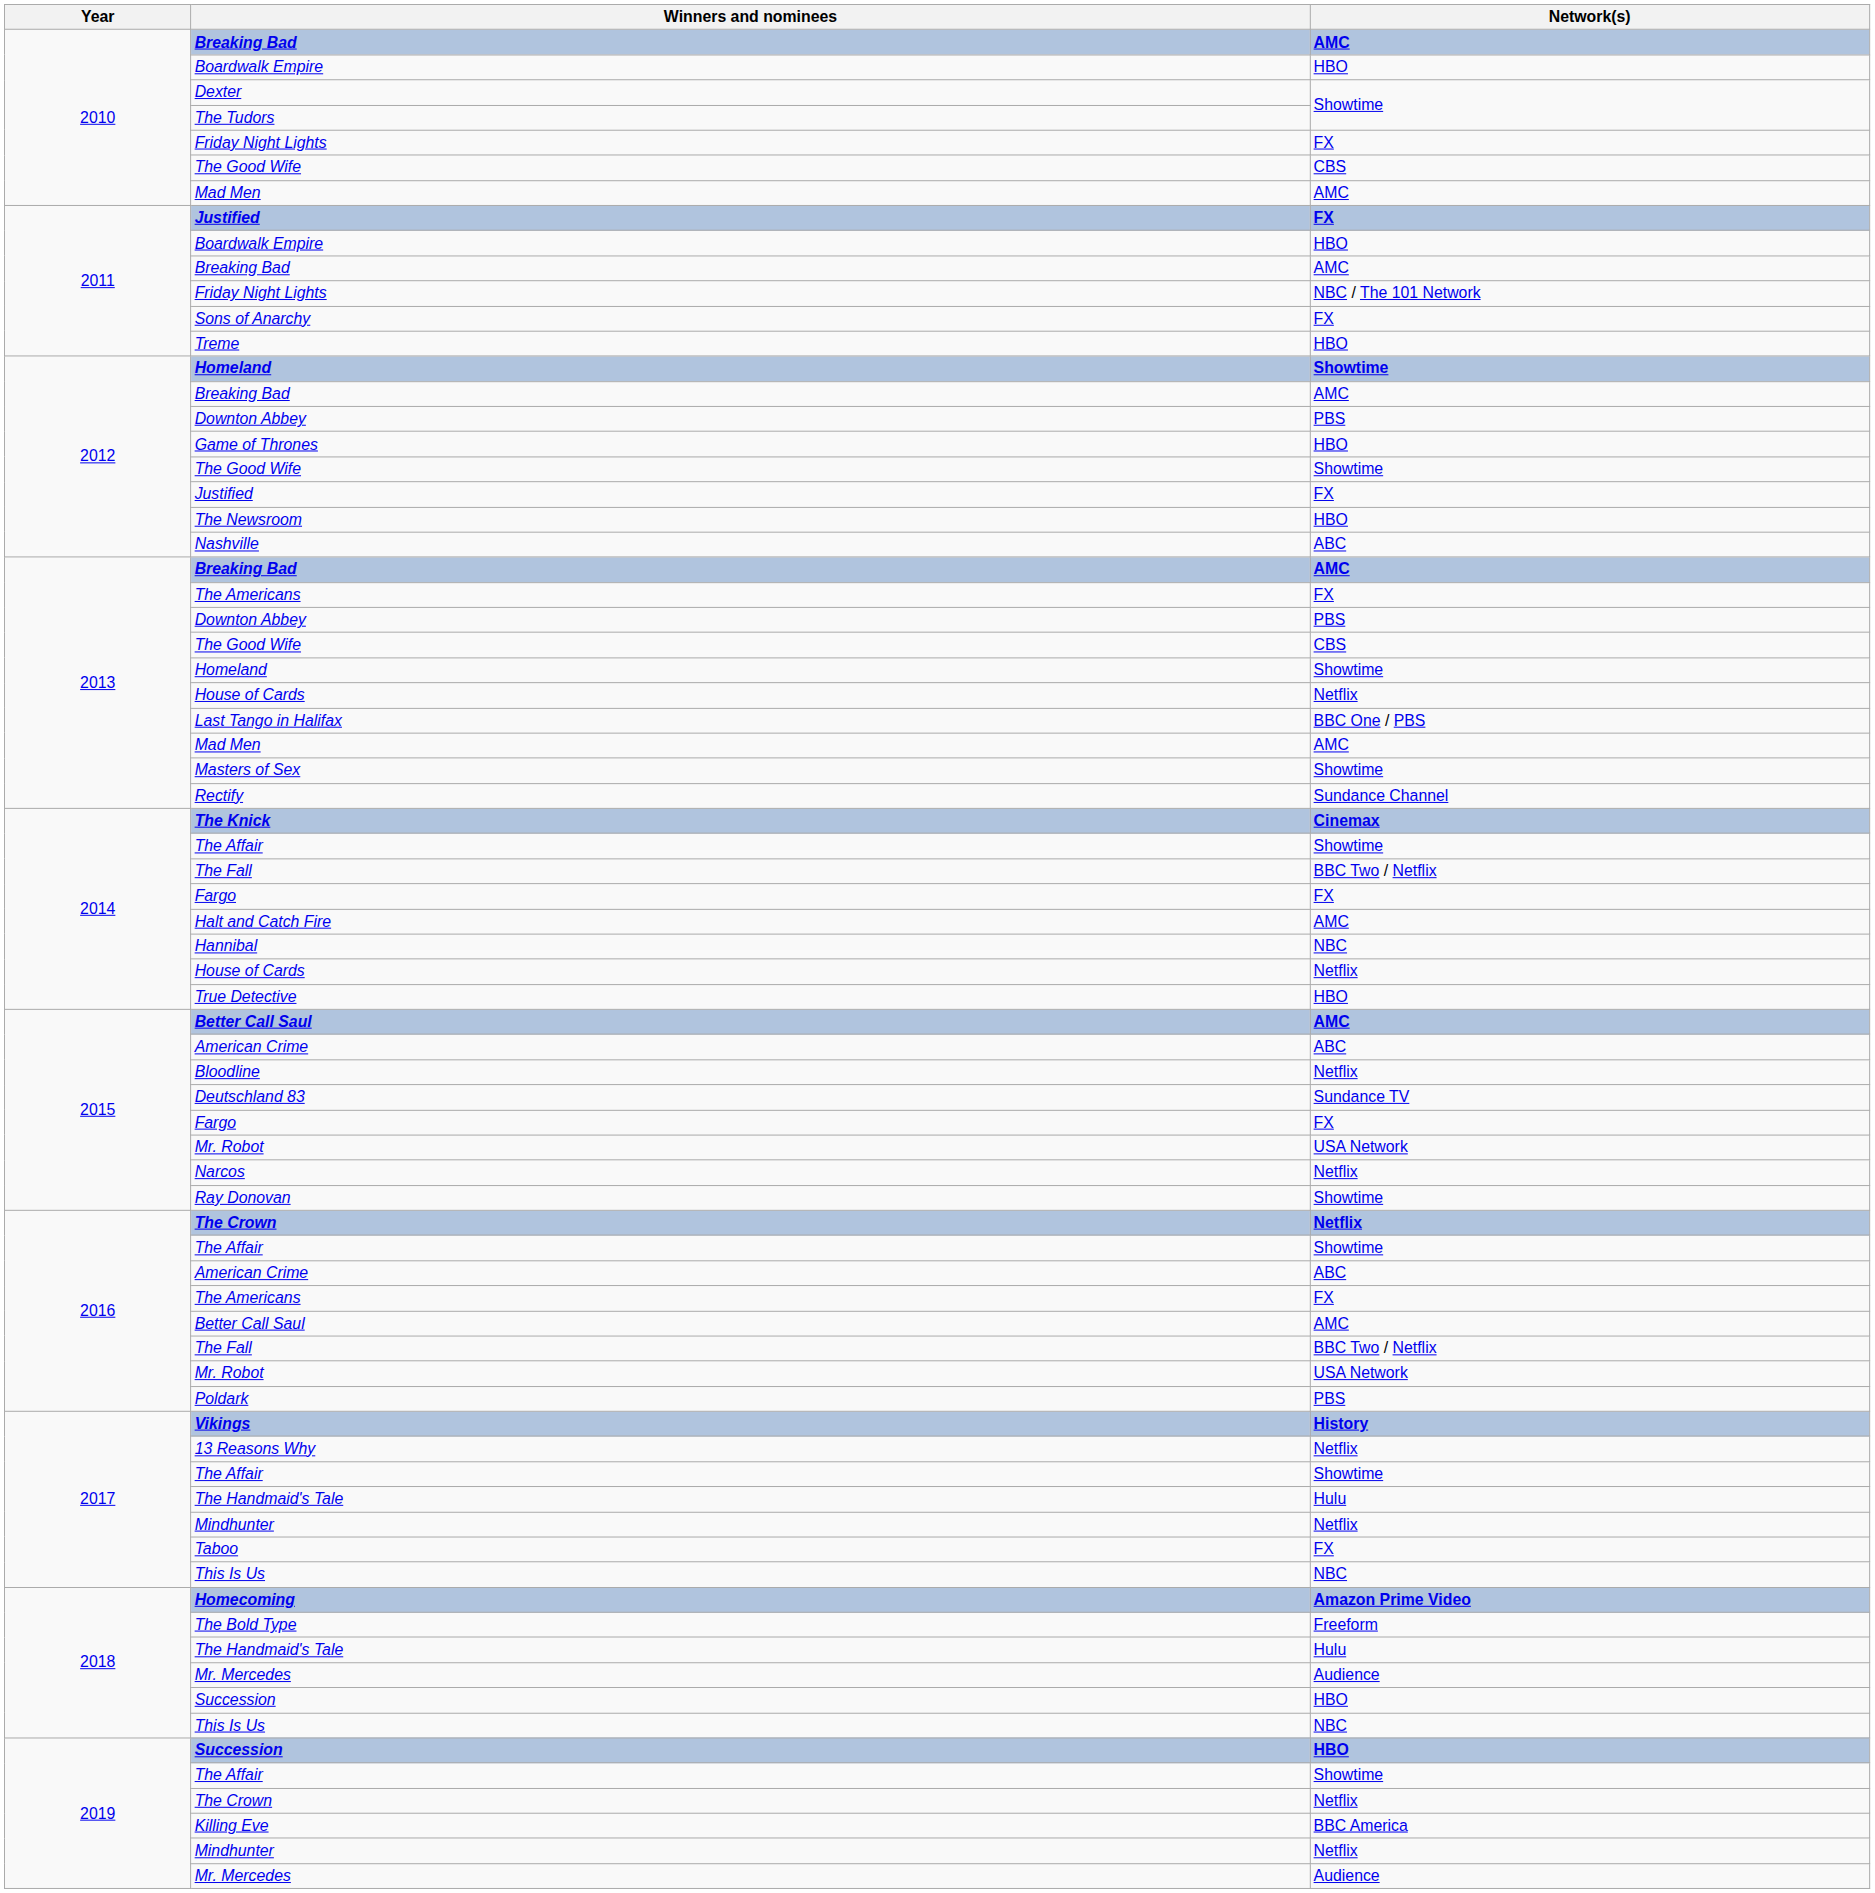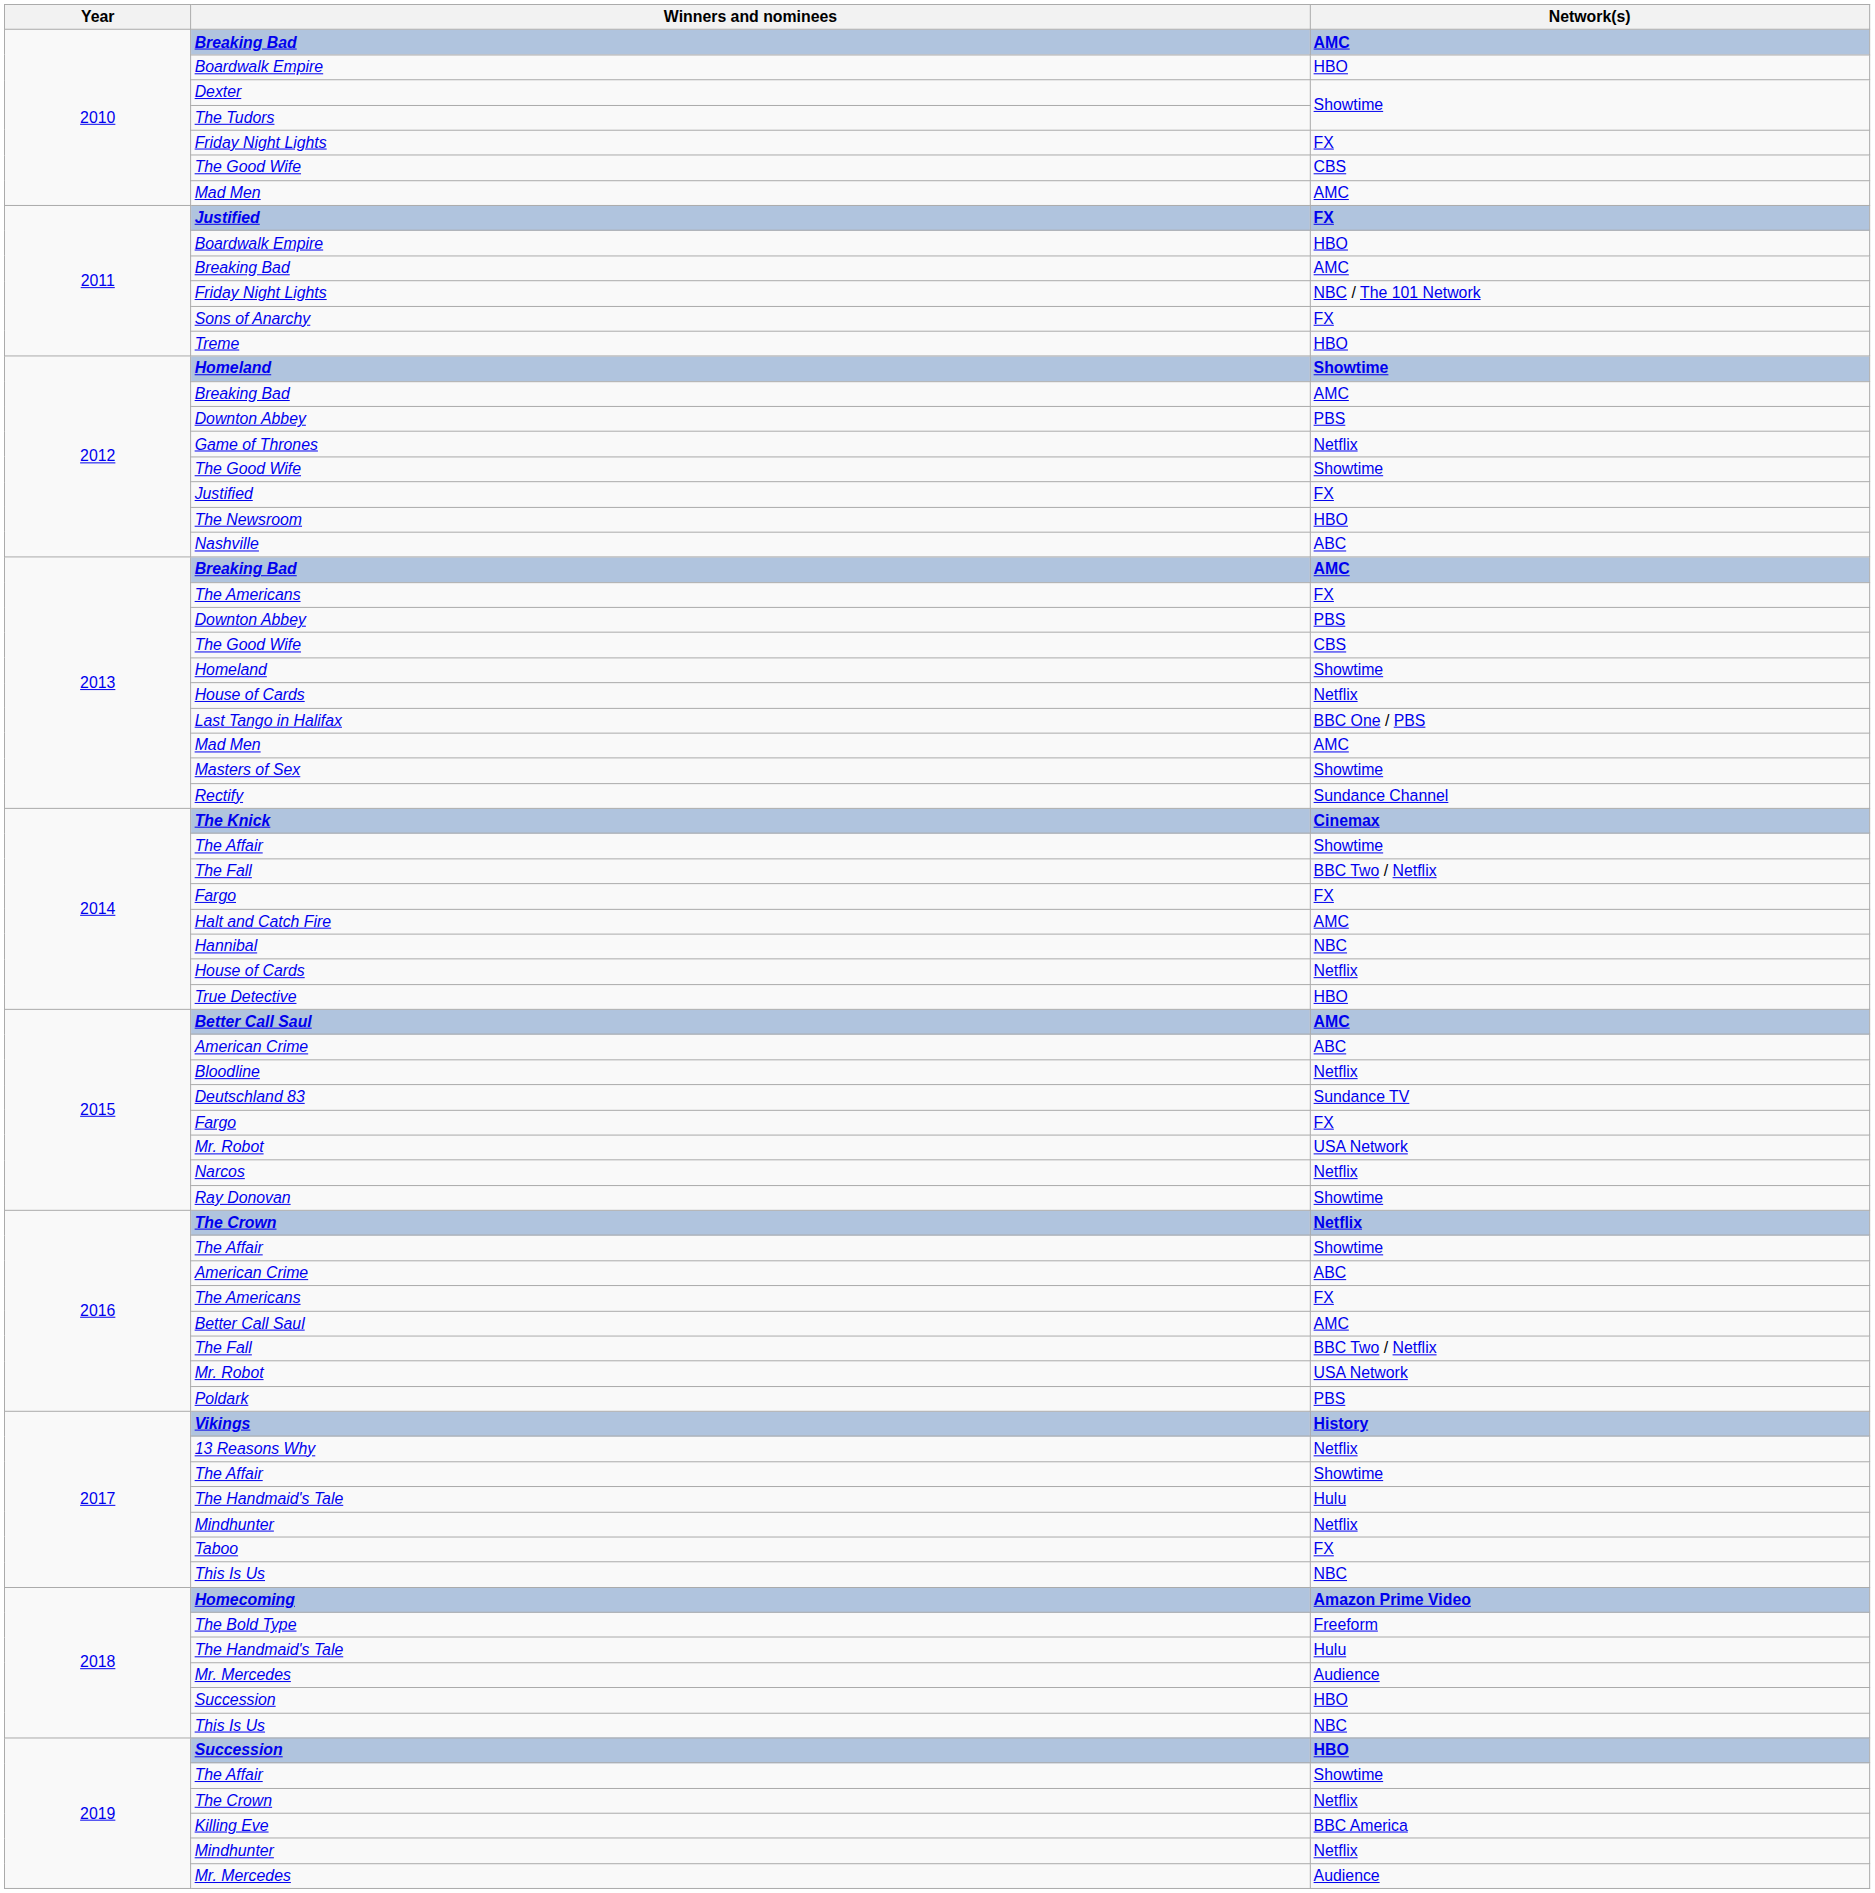(1331, 444) HBO -> (1336, 444) Netflix
